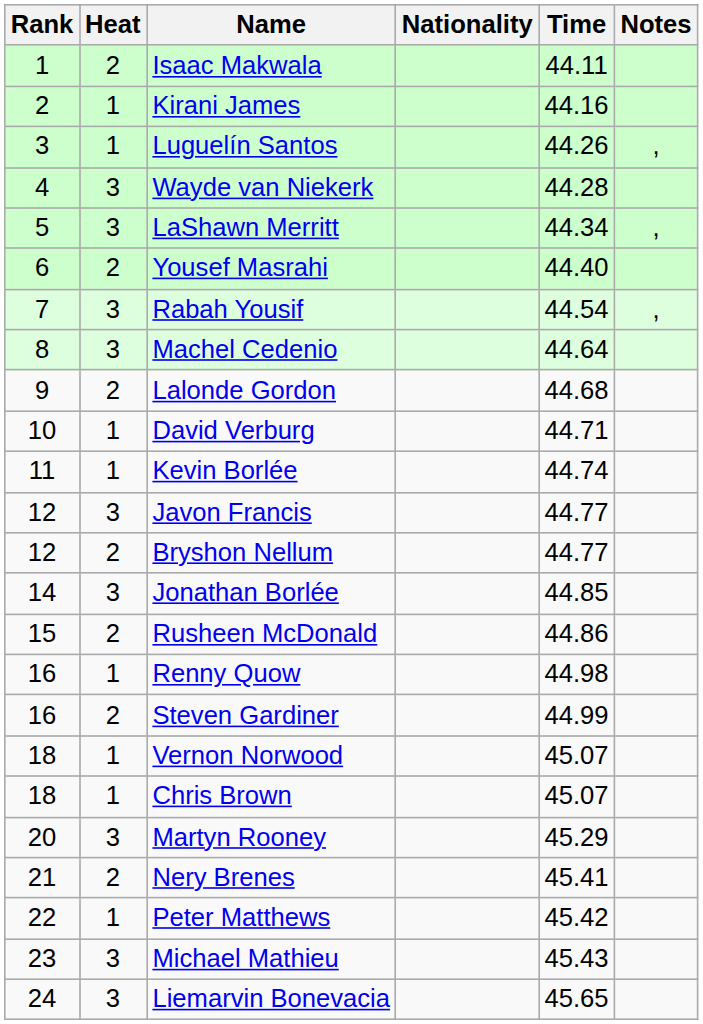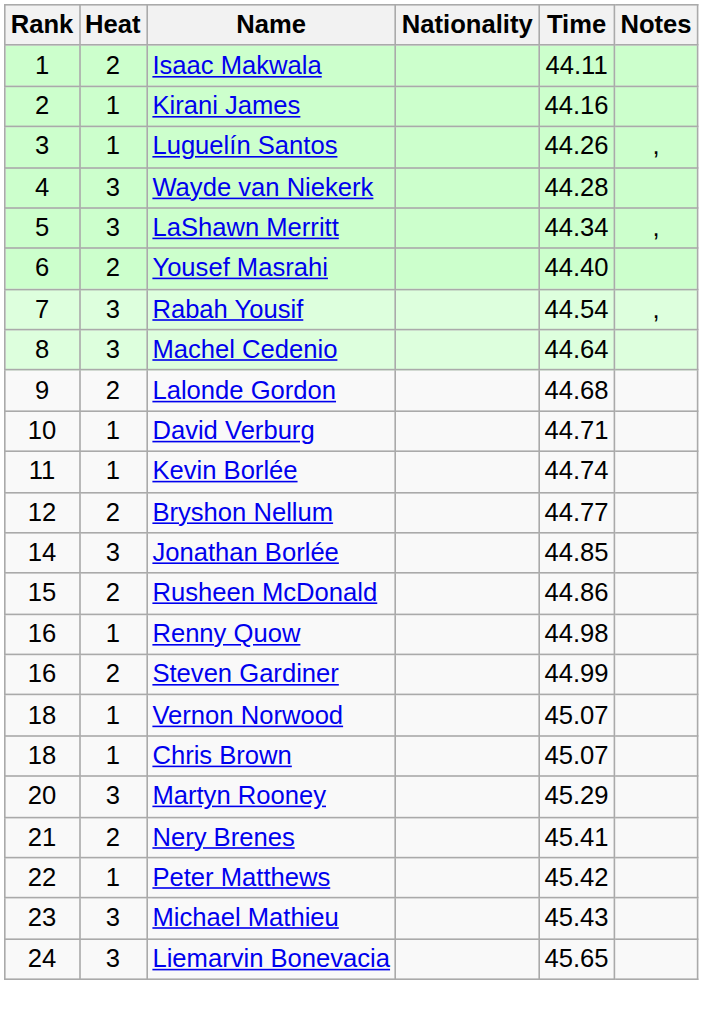- row: (232, 512)
